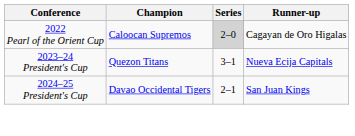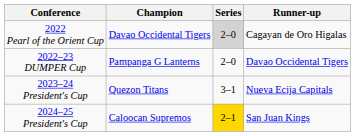(150, 34) Caloocan Supremos -> (160, 34) Davao Occidental Tigers
+ row: (55, 62)
(160, 90) Davao Occidental Tigers -> (150, 117) Caloocan Supremos
(228, 90) no background -> (228, 117) gold background
